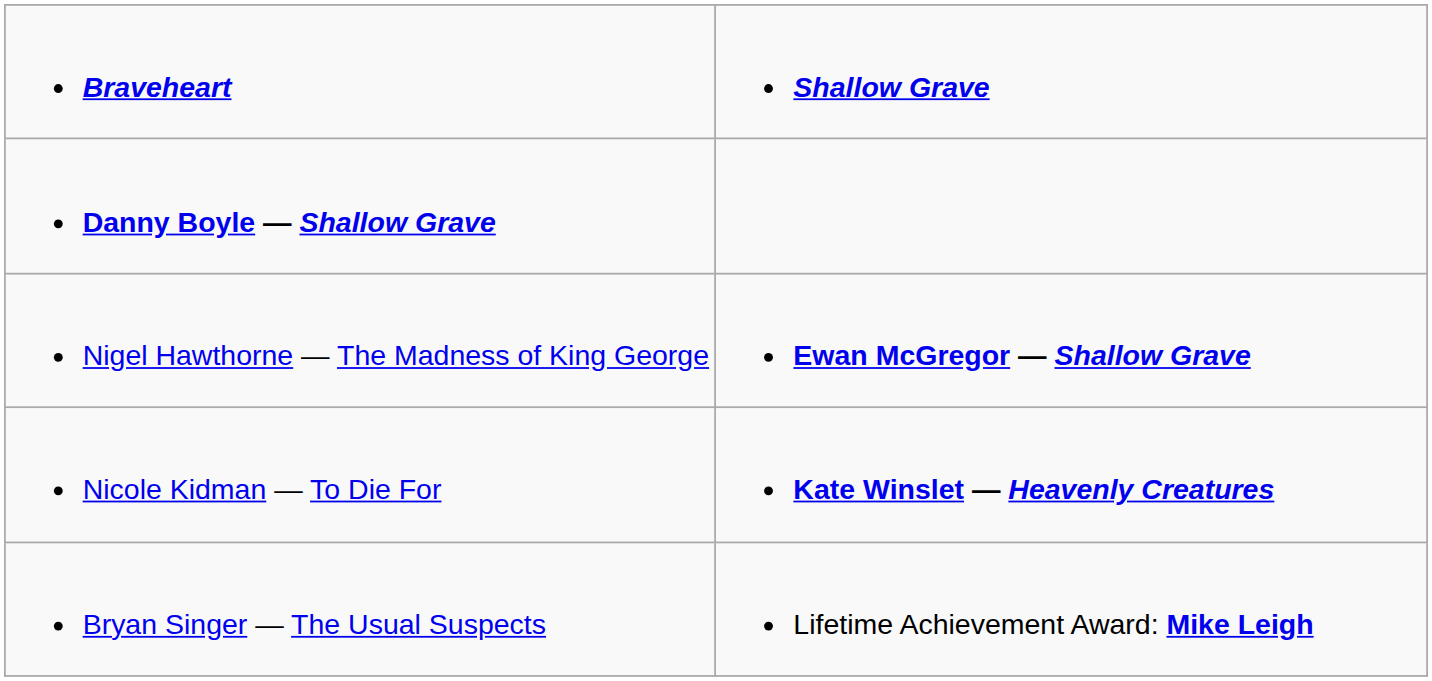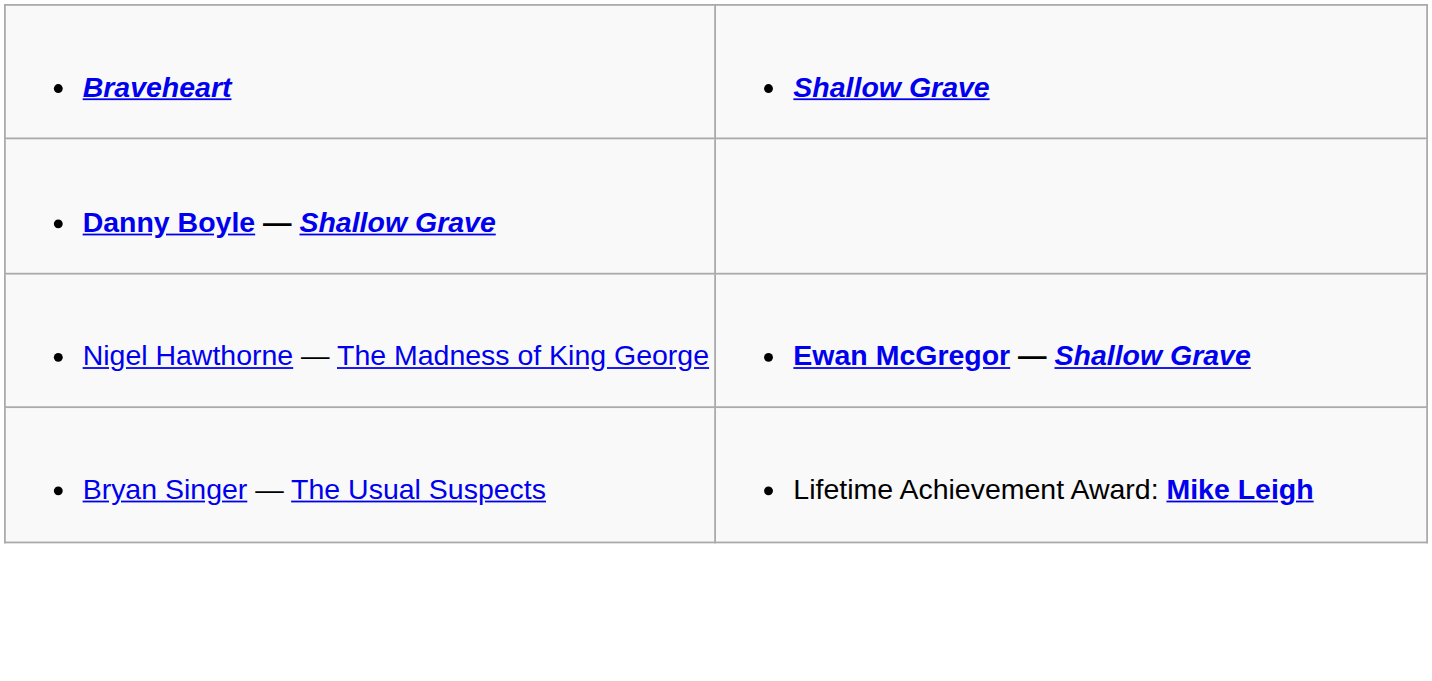- row: (360, 490)
